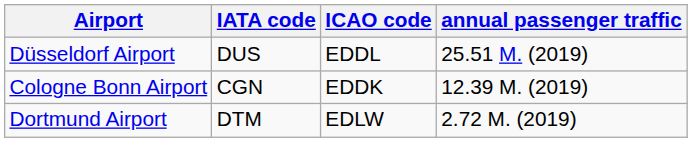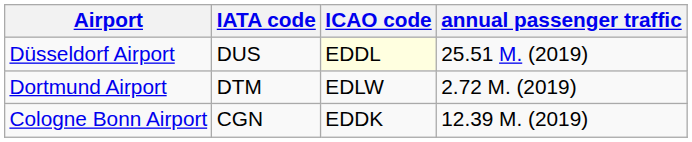(353, 53) no background -> (353, 53) lightyellow background
rows swapped: (108, 86) <-> (88, 119)
